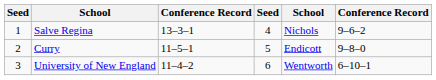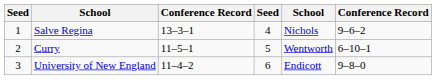(303, 48) Endicott -> (308, 48) Wentworth
(352, 48) 9–8–0 -> (354, 48) 6–10–1
(308, 65) Wentworth -> (303, 65) Endicott
(354, 65) 6–10–1 -> (352, 65) 9–8–0
